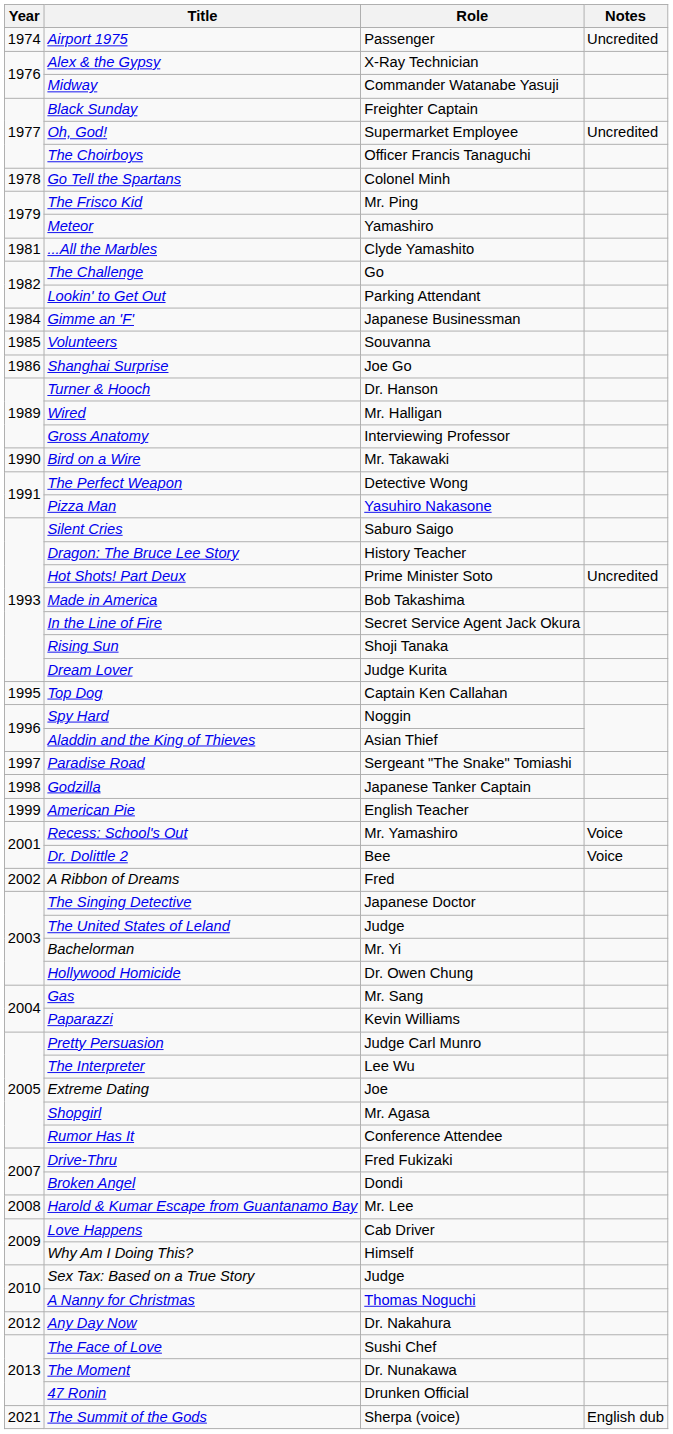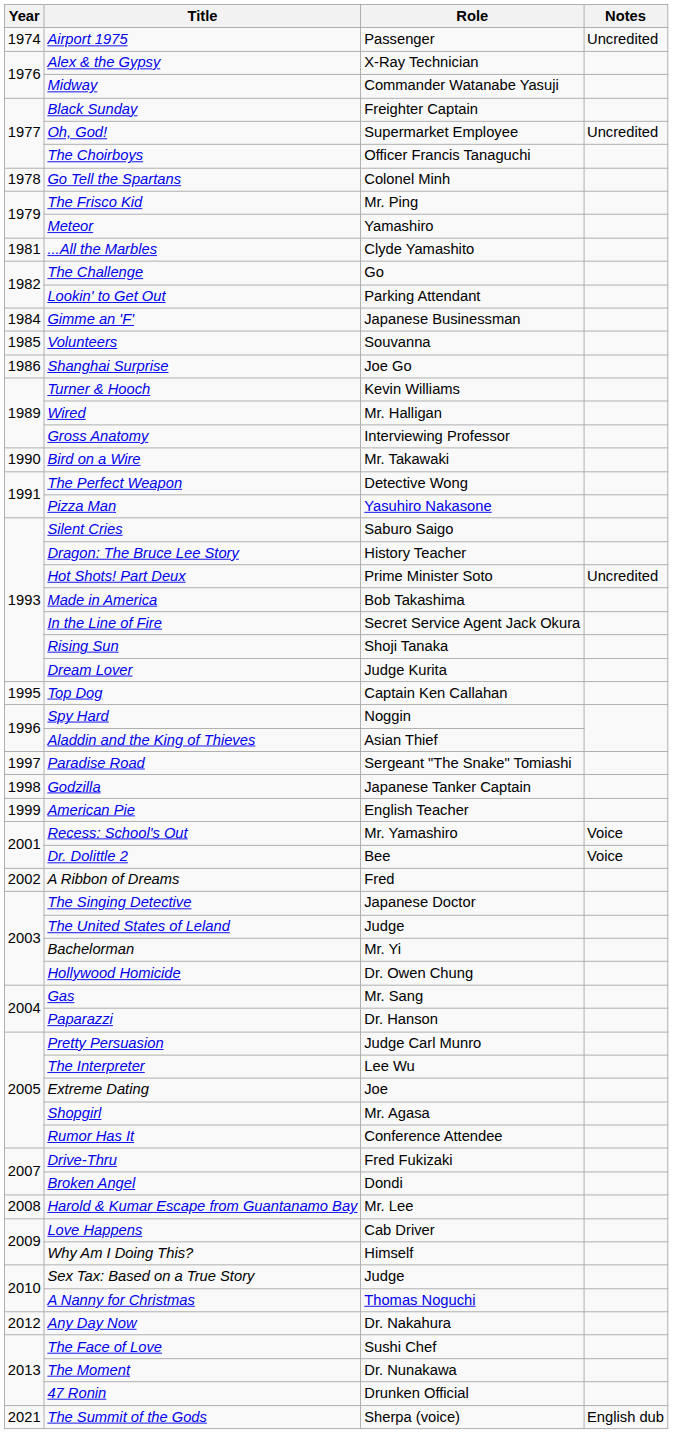(401, 389) Dr. Hanson -> (412, 389) Kevin Williams
(412, 1020) Kevin Williams -> (401, 1020) Dr. Hanson
